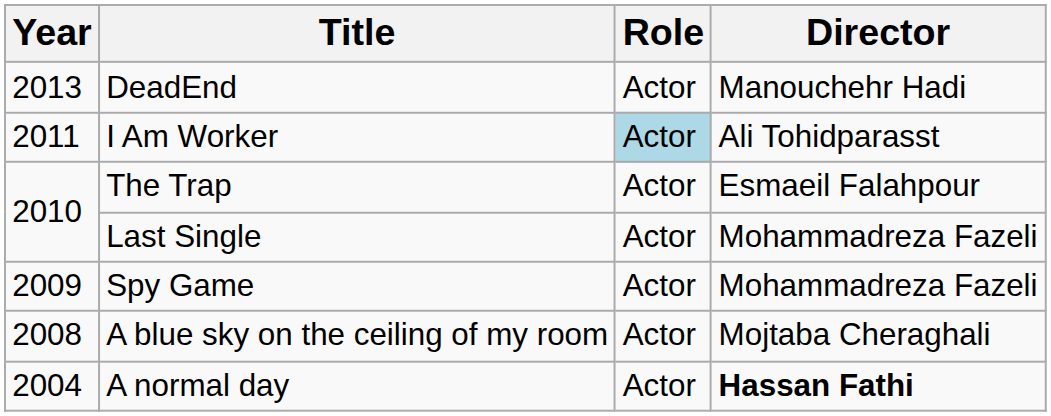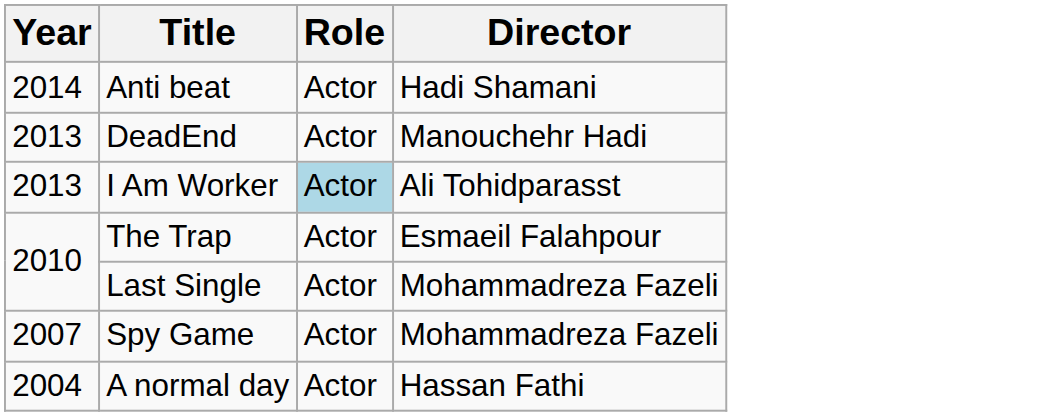+ row: (168, 86)
(46, 136) 2011 -> (47, 186) 2013
(47, 285) 2009 -> (47, 335) 2007
- row: (357, 335)
(816, 385) bold -> (492, 385) normal
